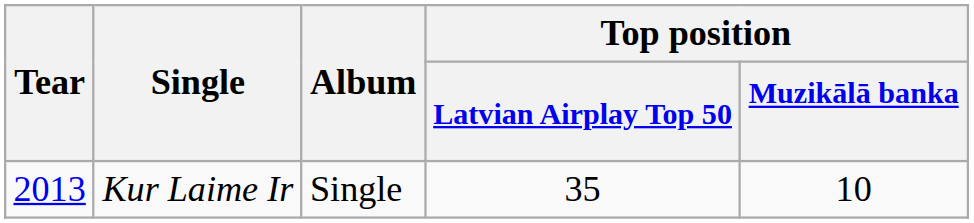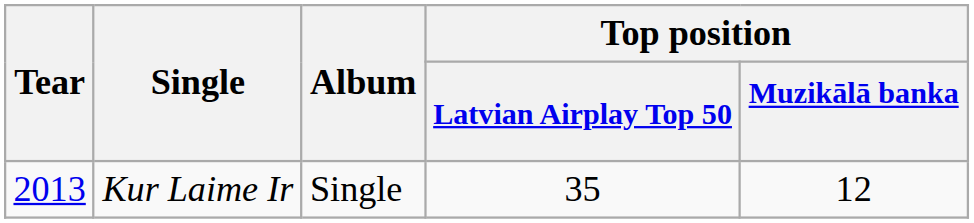(854, 188) 10 -> (854, 188) 12
